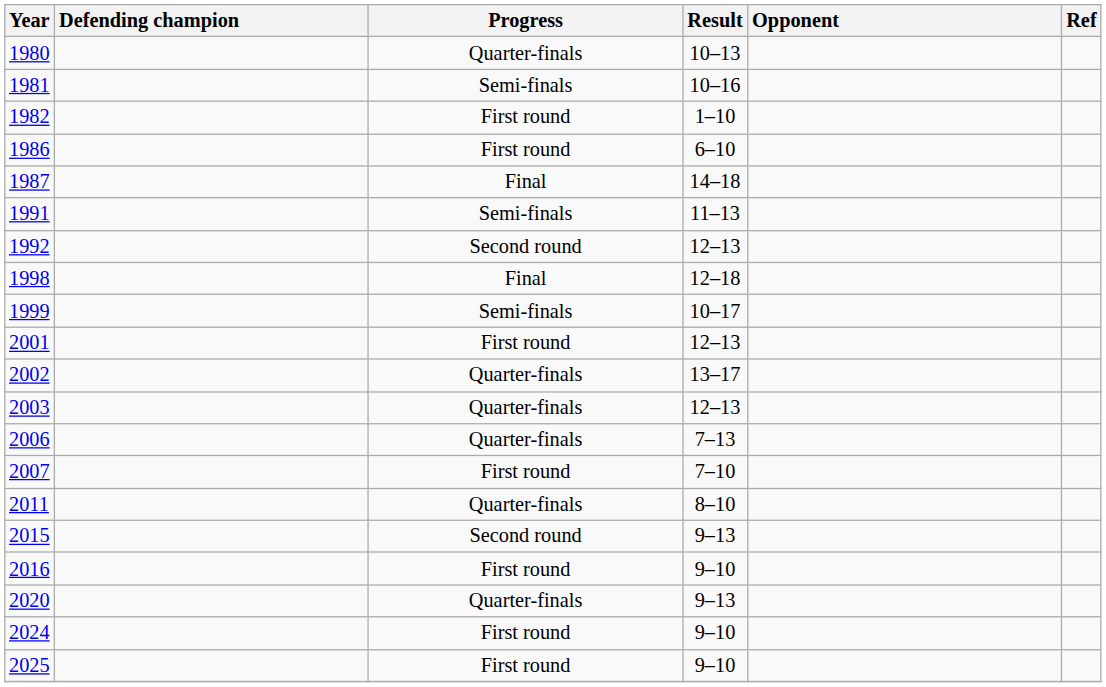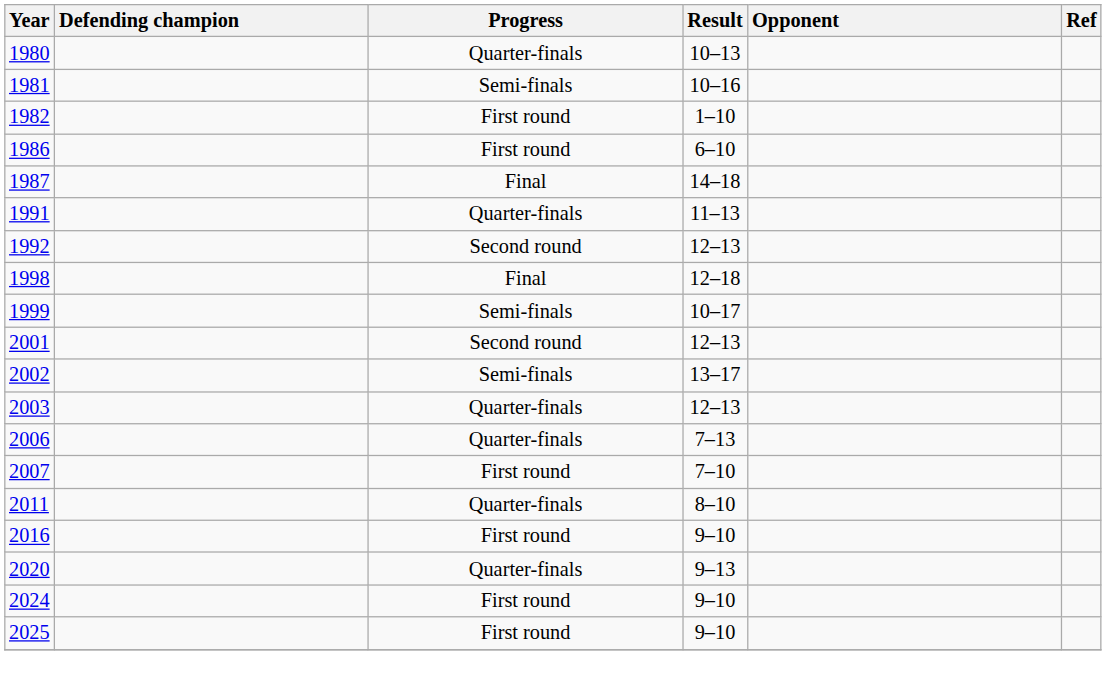(526, 213) Semi-finals -> (526, 213) Quarter-finals
(526, 342) First round -> (526, 342) Second round
(526, 375) Quarter-finals -> (526, 375) Semi-finals
- row: (29, 536)
